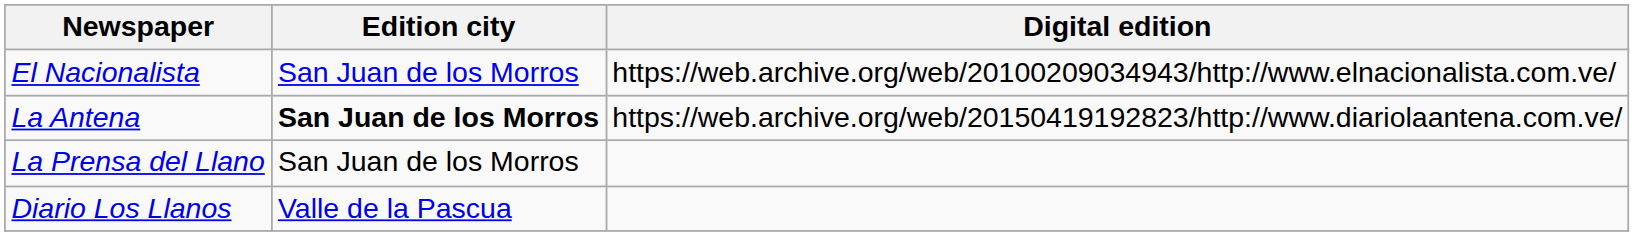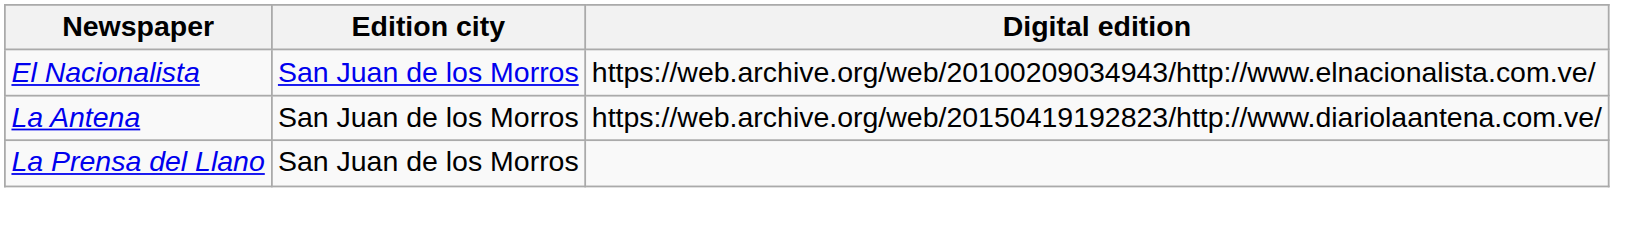(439, 117) bold -> (428, 117) normal
- row: (121, 207)
